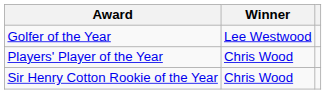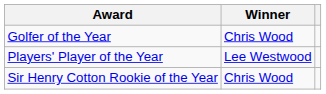(268, 36) Lee Westwood -> (259, 36) Chris Wood
(259, 57) Chris Wood -> (268, 57) Lee Westwood
